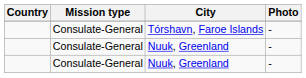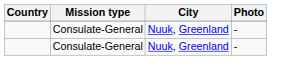- row: (27, 30)
